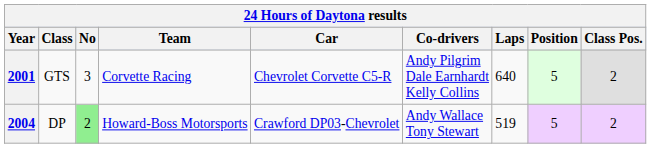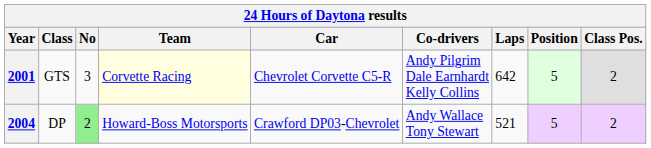(147, 77) no background -> (147, 77) lightyellow background
(506, 77) 640 -> (506, 77) 642
(506, 124) 519 -> (506, 124) 521
